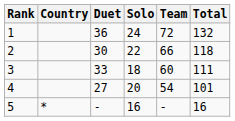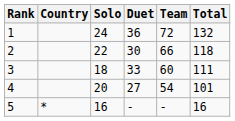columns swapped: (141, 14) <-> (108, 14)
